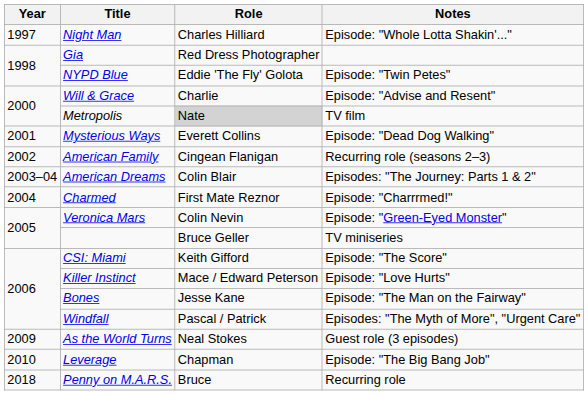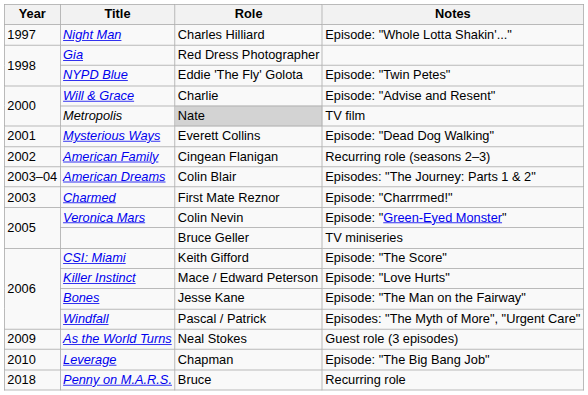(22, 197) 2004 -> (22, 197) 2003
